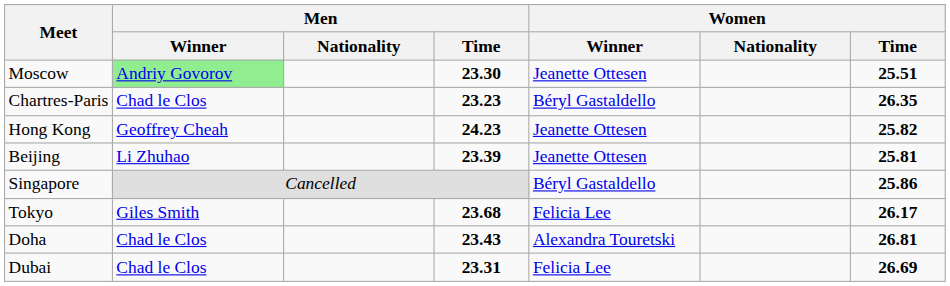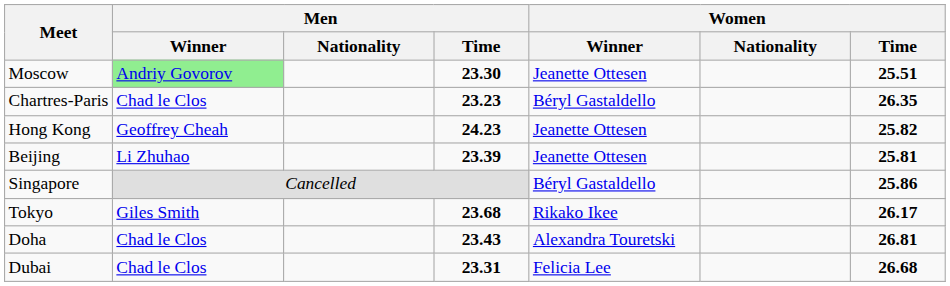(572, 211) Felicia Lee -> (575, 211) Rikako Ikee
(898, 267) 26.69 -> (898, 267) 26.68
